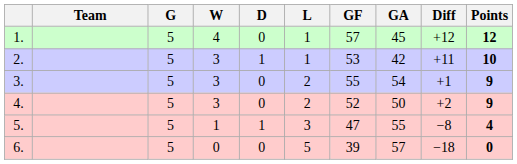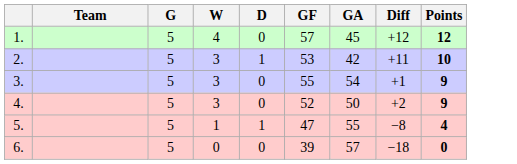- column: (307, 15)
